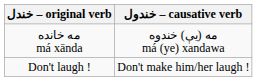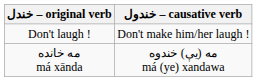rows swapped: (59, 41) <-> (59, 67)
